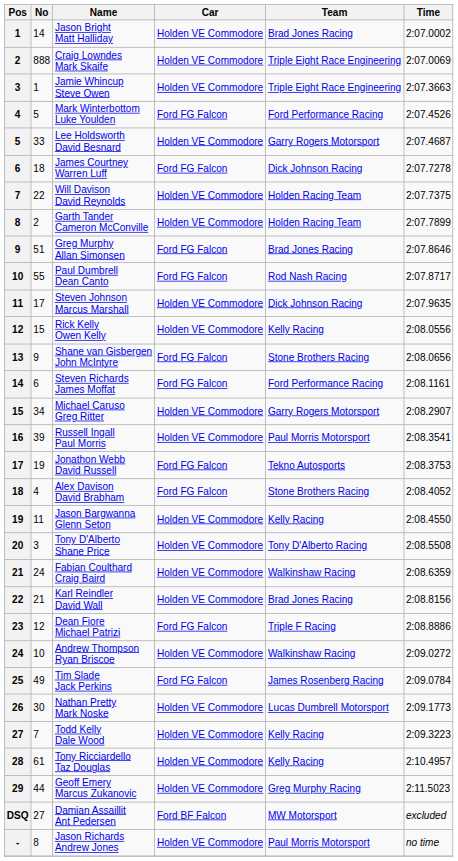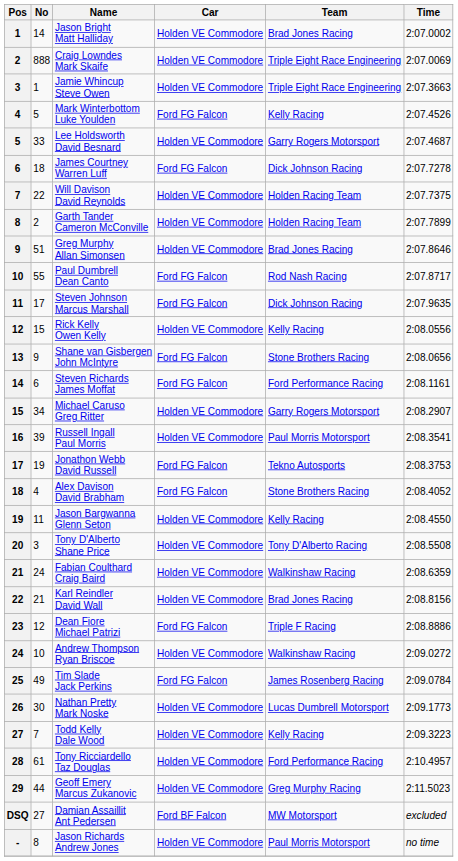(326, 114) Ford Performance Racing -> (296, 114) Kelly Racing
(192, 249) Ford FG Falcon -> (210, 249) Holden VE Commodore
(210, 303) Holden VE Commodore -> (192, 303) Ford FG Falcon
(296, 761) Kelly Racing -> (326, 761) Ford Performance Racing
